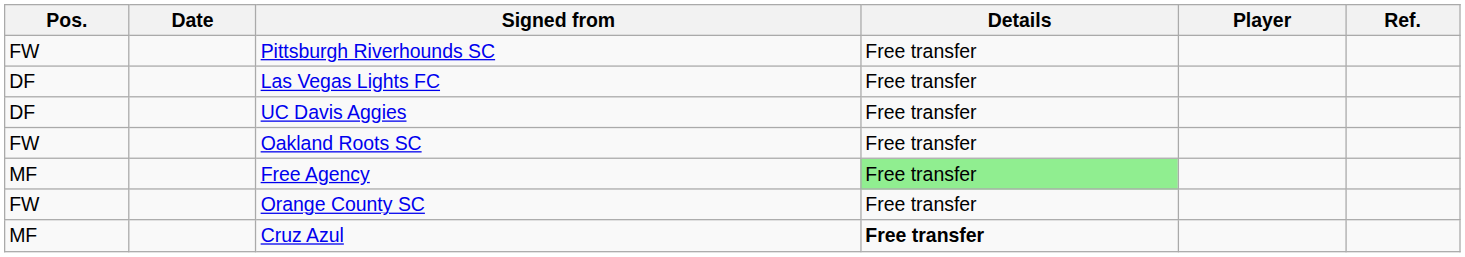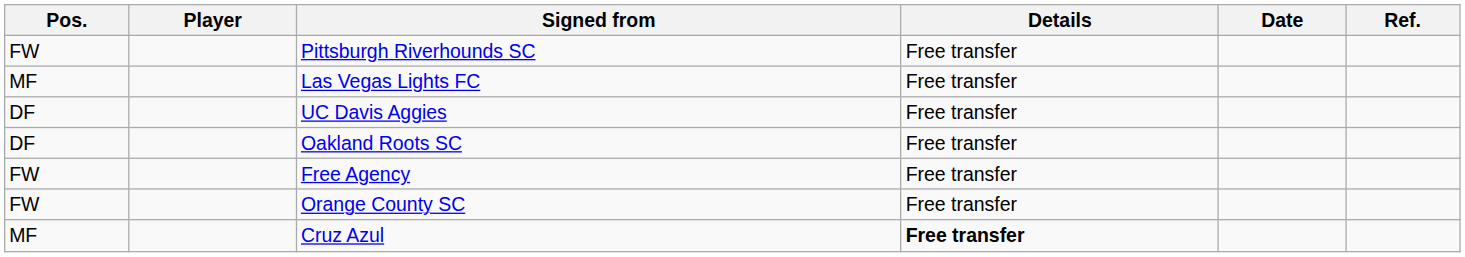columns swapped: (1262, 20) <-> (193, 20)
(22, 82) DF -> (23, 82) MF
(24, 143) FW -> (22, 143) DF
(23, 174) MF -> (24, 174) FW
(921, 174) lightgreen background -> (961, 174) no background
